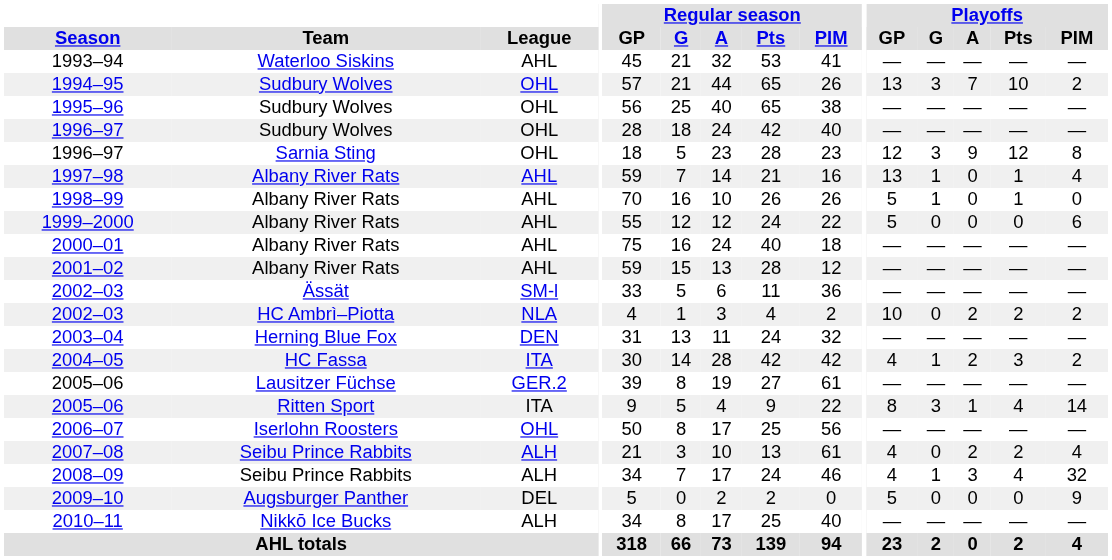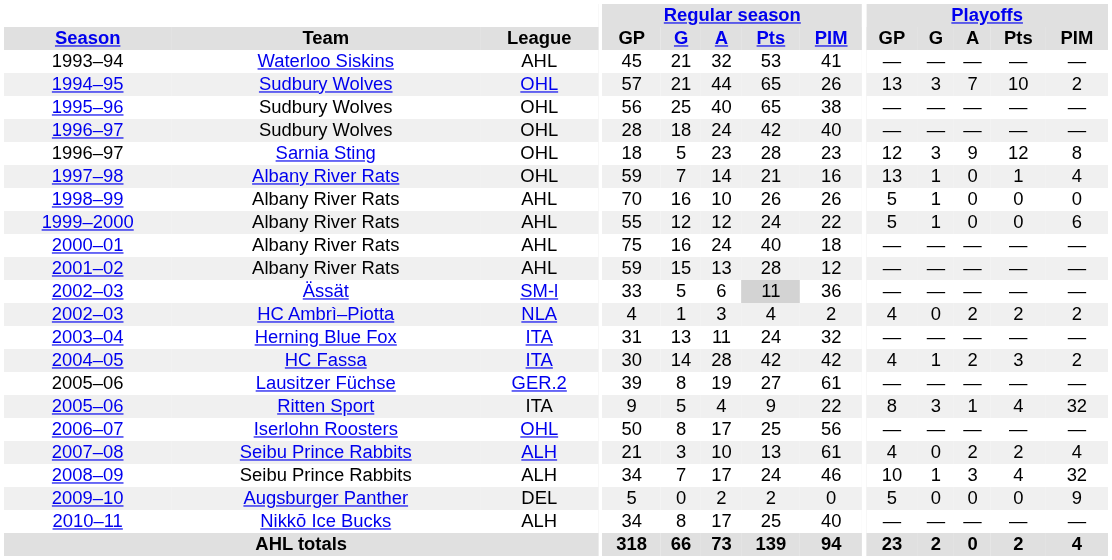(539, 176) AHL -> (539, 176) OHL
(1018, 199) 1 -> (1018, 199) 0
(936, 222) 0 -> (936, 222) 1
(771, 291) no background -> (771, 291) lightgrey background
(892, 314) 10 -> (892, 314) 4
(539, 337) DEN -> (539, 337) ITA
(1077, 406) 14 -> (1077, 406) 32
(892, 475) 4 -> (892, 475) 10
